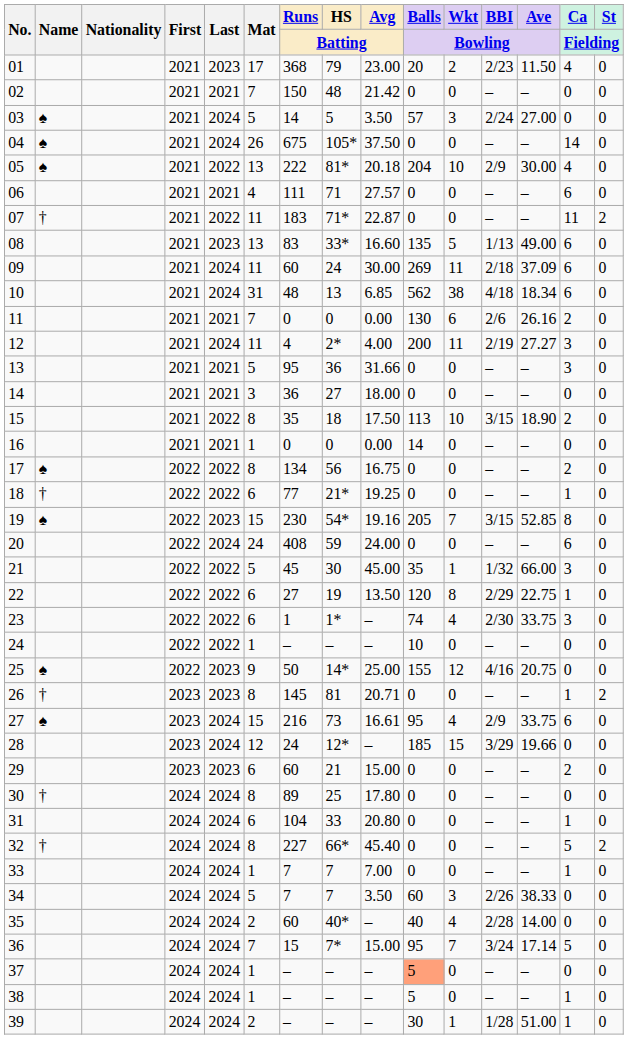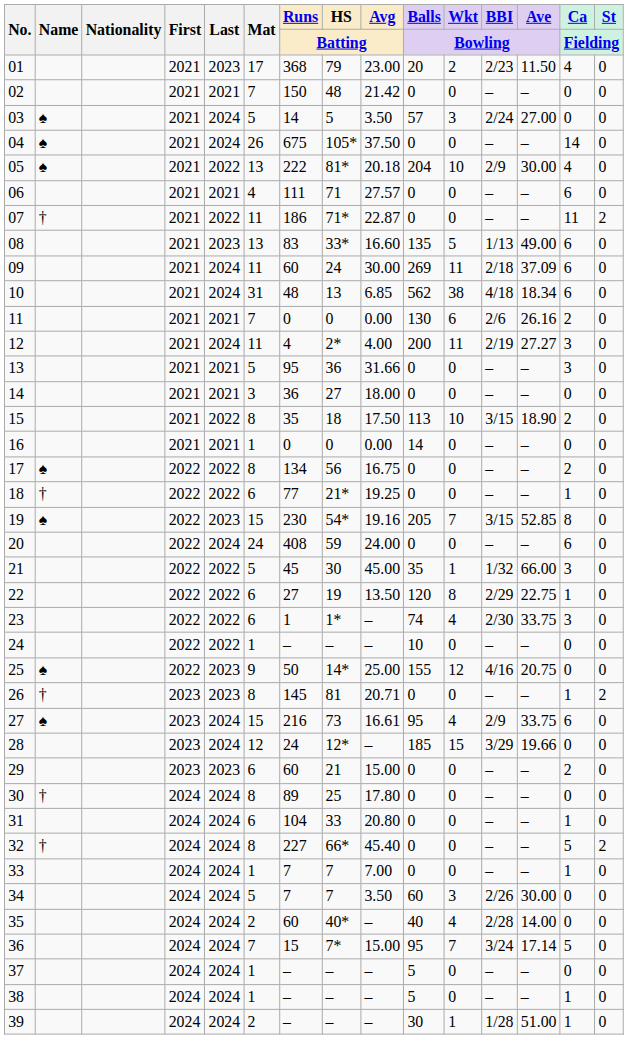(295, 218) 183 -> (295, 218) 186
(539, 896) 38.33 -> (539, 896) 30.00
(411, 971) lightsalmon background -> (411, 971) no background
